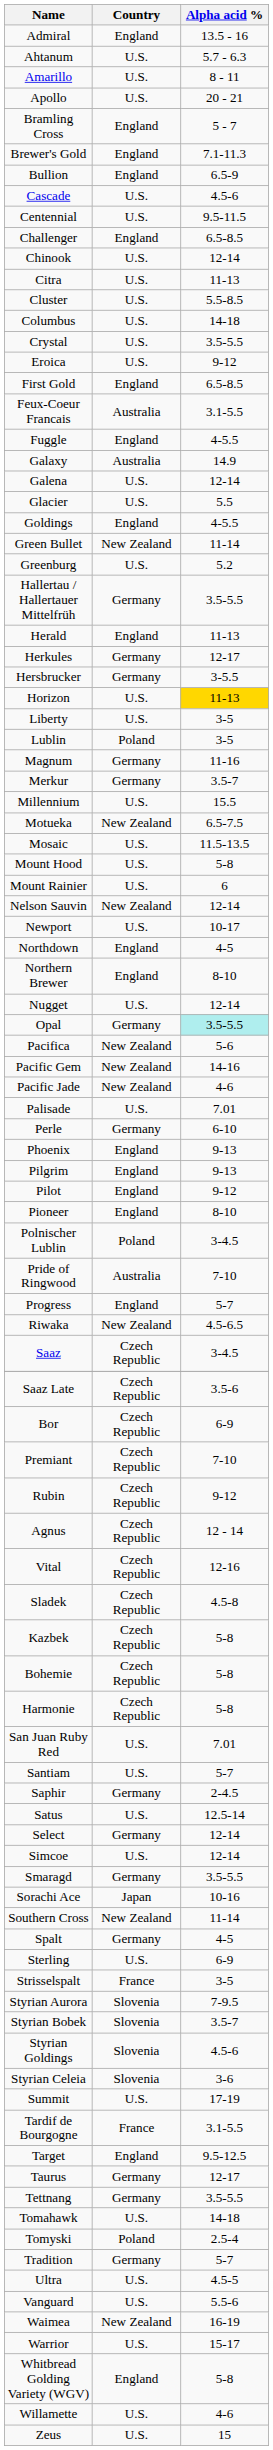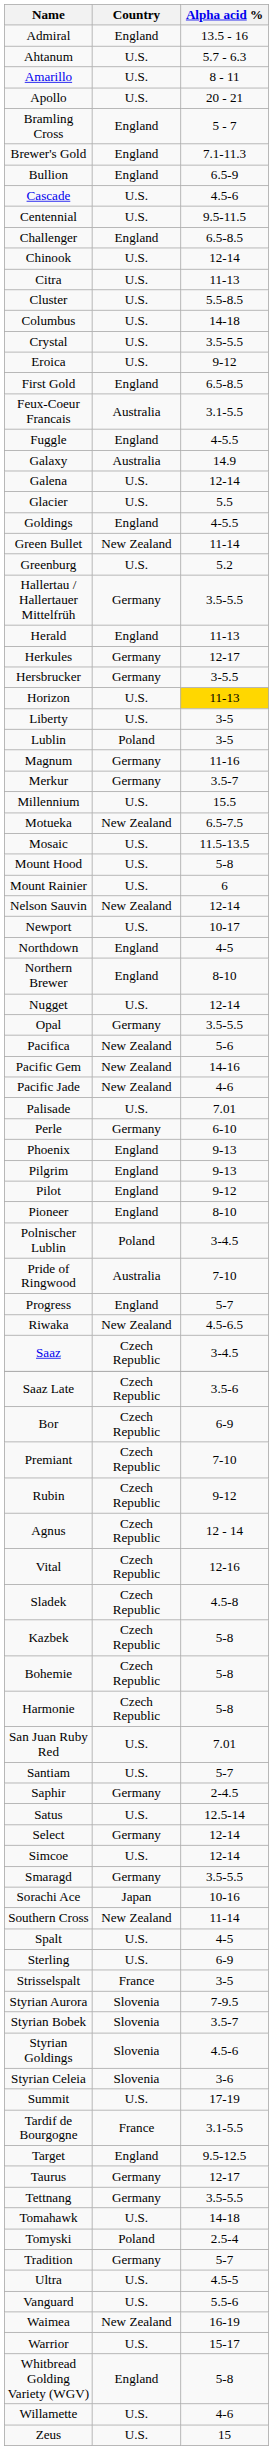(225, 1025) paleturquoise background -> (225, 1025) no background
(136, 1939) Germany -> (136, 1939) U.S.
